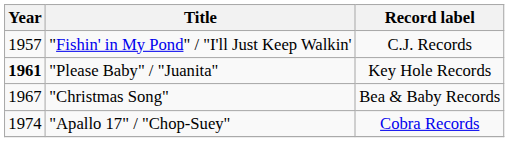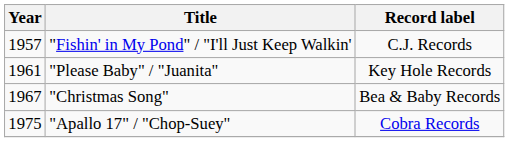(25, 70) bold -> (25, 70) normal
(25, 123) 1974 -> (25, 123) 1975
